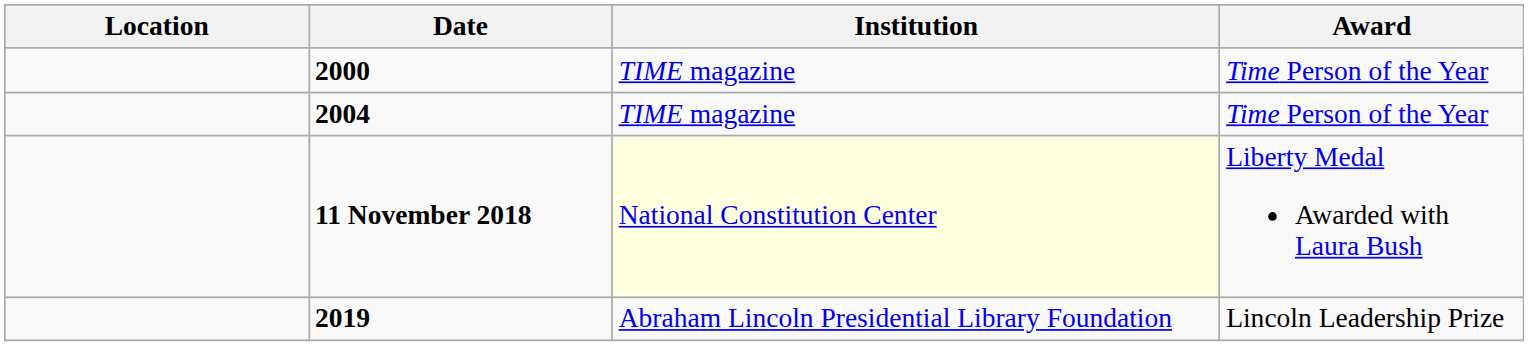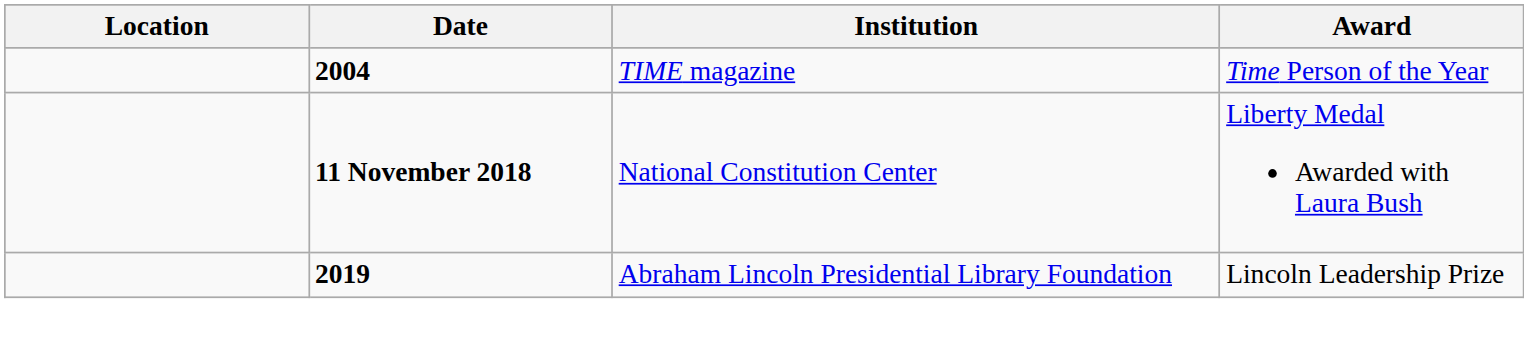- row: (342, 69)
(778, 215) lightyellow background -> (778, 172) no background
